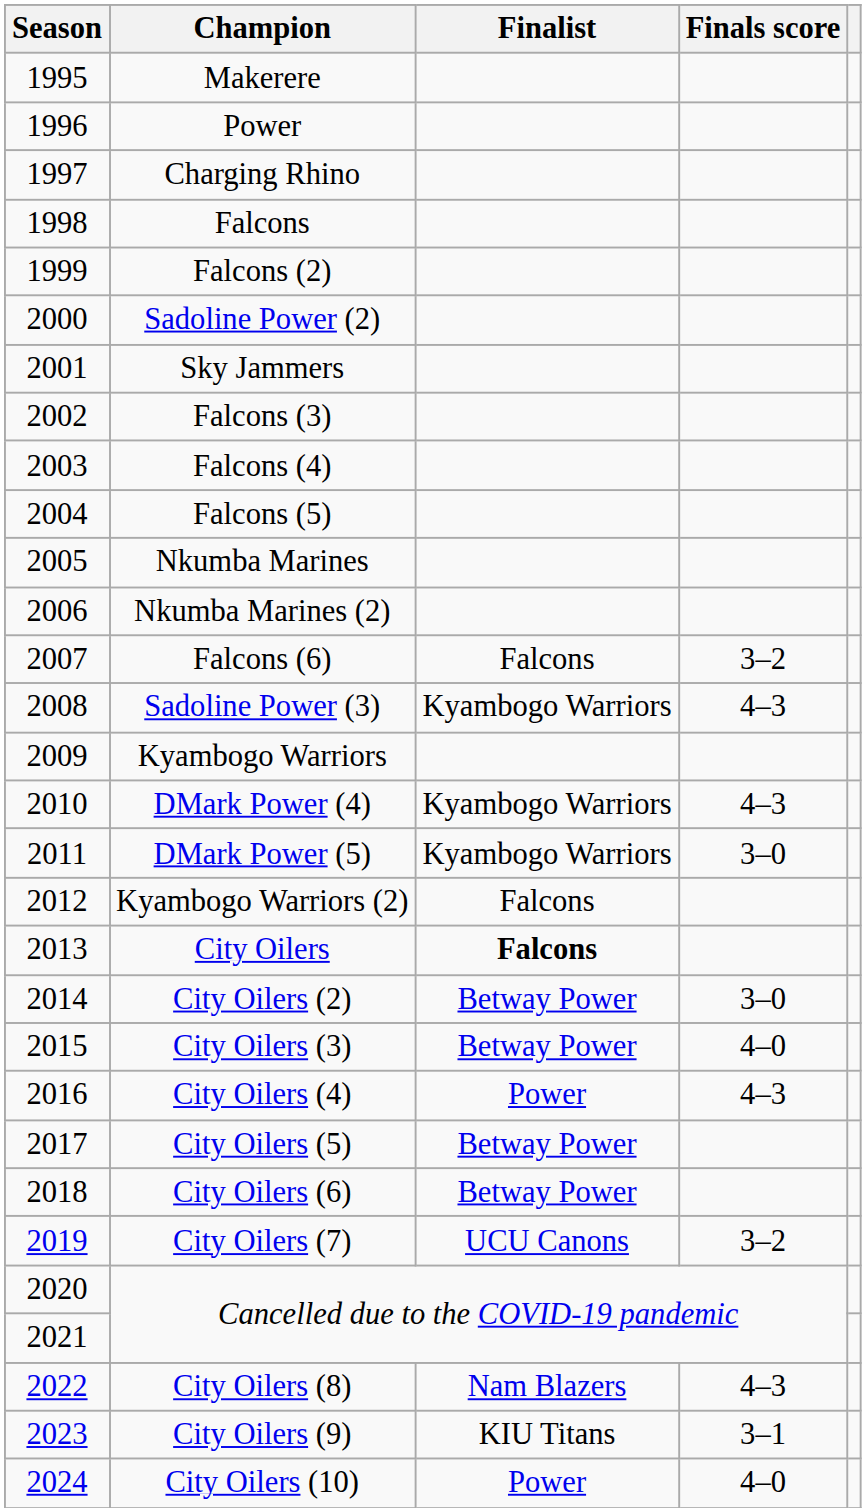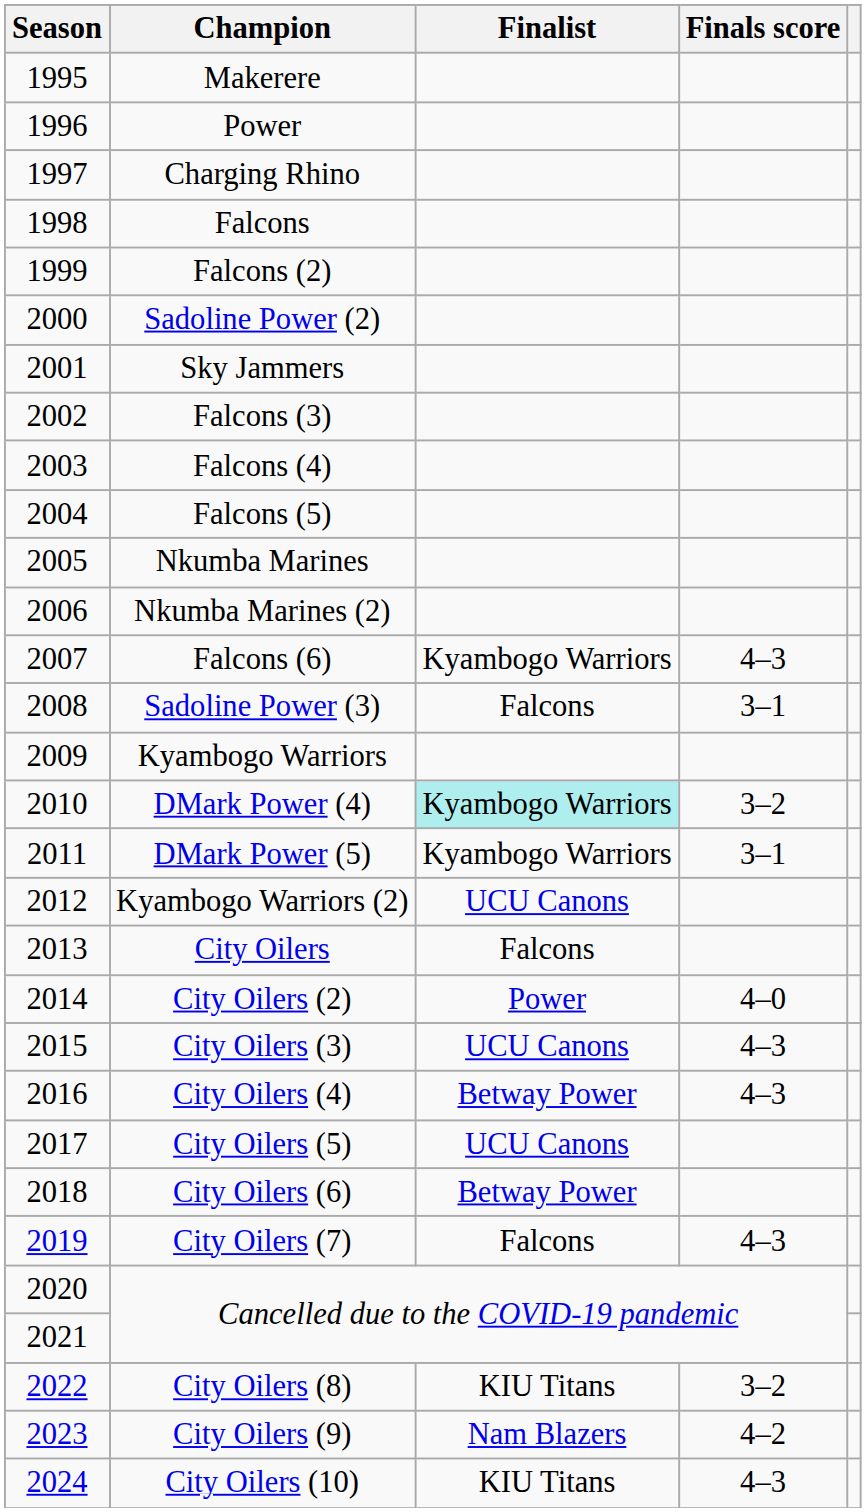(547, 658) Falcons -> (547, 658) Kyambogo Warriors
(763, 658) 3–2 -> (763, 658) 4–3
(547, 707) Kyambogo Warriors -> (547, 707) Falcons
(763, 707) 4–3 -> (763, 707) 3–1
(547, 804) no background -> (547, 804) paleturquoise background
(763, 804) 4–3 -> (763, 804) 3–2
(763, 852) 3–0 -> (763, 852) 3–1
(547, 901) Falcons -> (547, 901) UCU Canons
(547, 949) bold -> (547, 949) normal
(547, 998) Betway Power -> (547, 998) Power
(763, 998) 3–0 -> (763, 998) 4–0
(547, 1046) Betway Power -> (547, 1046) UCU Canons
(763, 1046) 4–0 -> (763, 1046) 4–3
(547, 1094) Power -> (547, 1094) Betway Power
(547, 1143) Betway Power -> (547, 1143) UCU Canons
(547, 1240) UCU Canons -> (547, 1240) Falcons
(763, 1240) 3–2 -> (763, 1240) 4–3
(547, 1385) Nam Blazers -> (547, 1385) KIU Titans
(763, 1385) 4–3 -> (763, 1385) 3–2
(547, 1434) KIU Titans -> (547, 1434) Nam Blazers
(763, 1434) 3–1 -> (763, 1434) 4–2
(547, 1482) Power -> (547, 1482) KIU Titans
(763, 1482) 4–0 -> (763, 1482) 4–3
